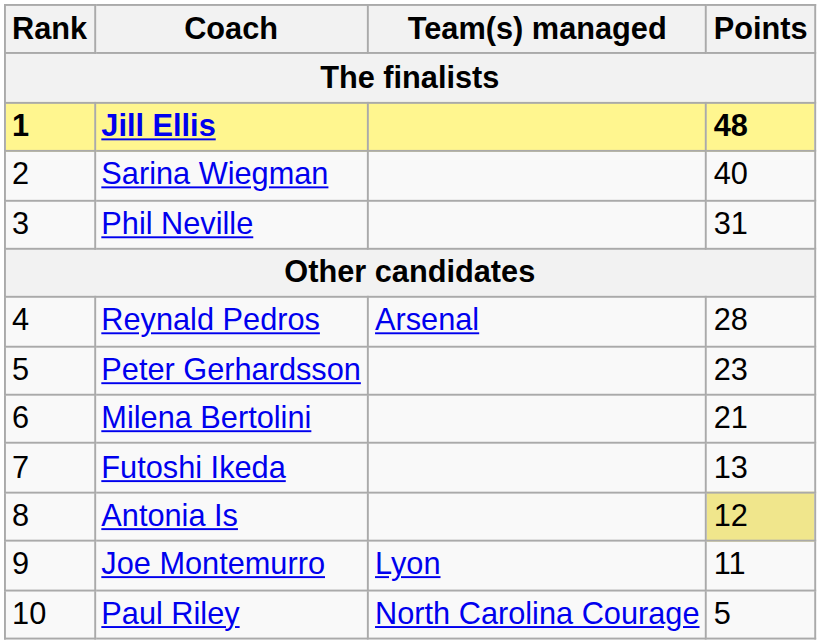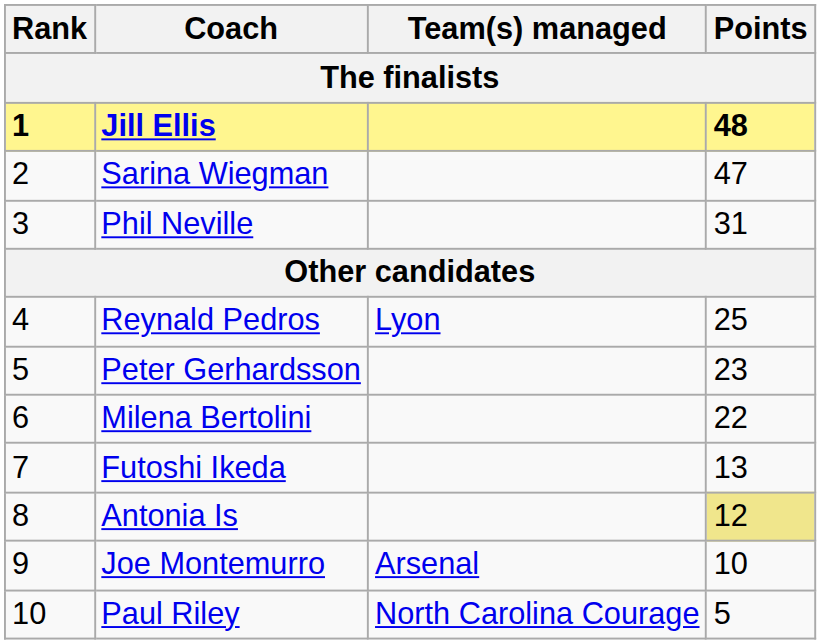(731, 175) 40 -> (731, 175) 47
(427, 321) Arsenal -> (408, 321) Lyon
(731, 321) 28 -> (731, 321) 25
(731, 418) 21 -> (731, 418) 22
(408, 564) Lyon -> (427, 564) Arsenal
(730, 564) 11 -> (731, 564) 10
